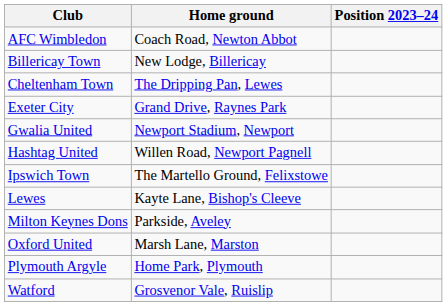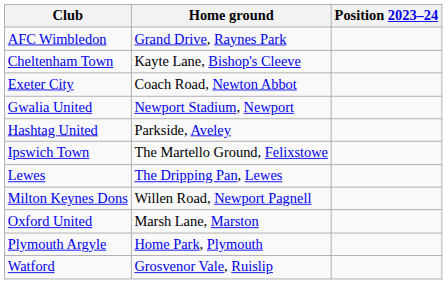(216, 38) Coach Road, Newton Abbot -> (210, 38) Grand Drive, Raynes Park
- row: (54, 61)
(208, 84) The Dripping Pan, Lewes -> (218, 61) Kayte Lane, Bishop's Cleeve
(210, 107) Grand Drive, Raynes Park -> (216, 84) Coach Road, Newton Abbot
(223, 152) Willen Road, Newport Pagnell -> (183, 130) Parkside, Aveley
(218, 198) Kayte Lane, Bishop's Cleeve -> (208, 175) The Dripping Pan, Lewes
(183, 221) Parkside, Aveley -> (223, 198) Willen Road, Newport Pagnell
